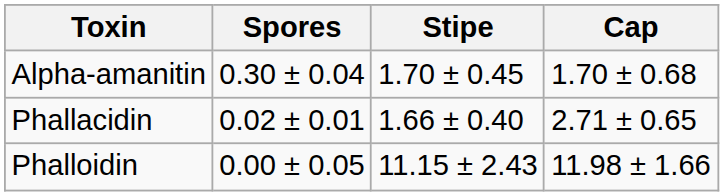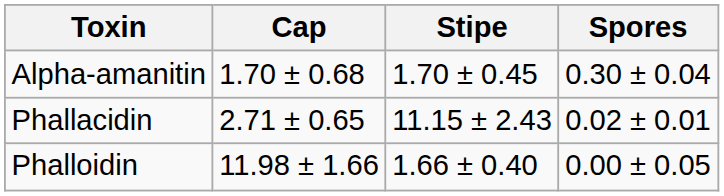columns swapped: (631, 27) <-> (292, 27)
(451, 119) 1.66 ± 0.40 -> (472, 119) 11.15 ± 2.43
(458, 166) 11.15 ± 2.43 -> (465, 166) 1.66 ± 0.40
